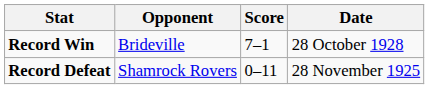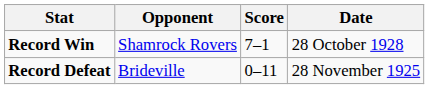(151, 44) Brideville -> (178, 44) Shamrock Rovers
(178, 70) Shamrock Rovers -> (151, 70) Brideville
